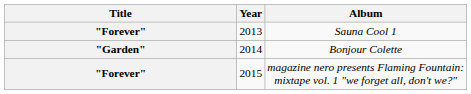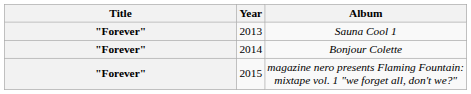(121, 49) "Garden" -> (121, 49) "Forever"
